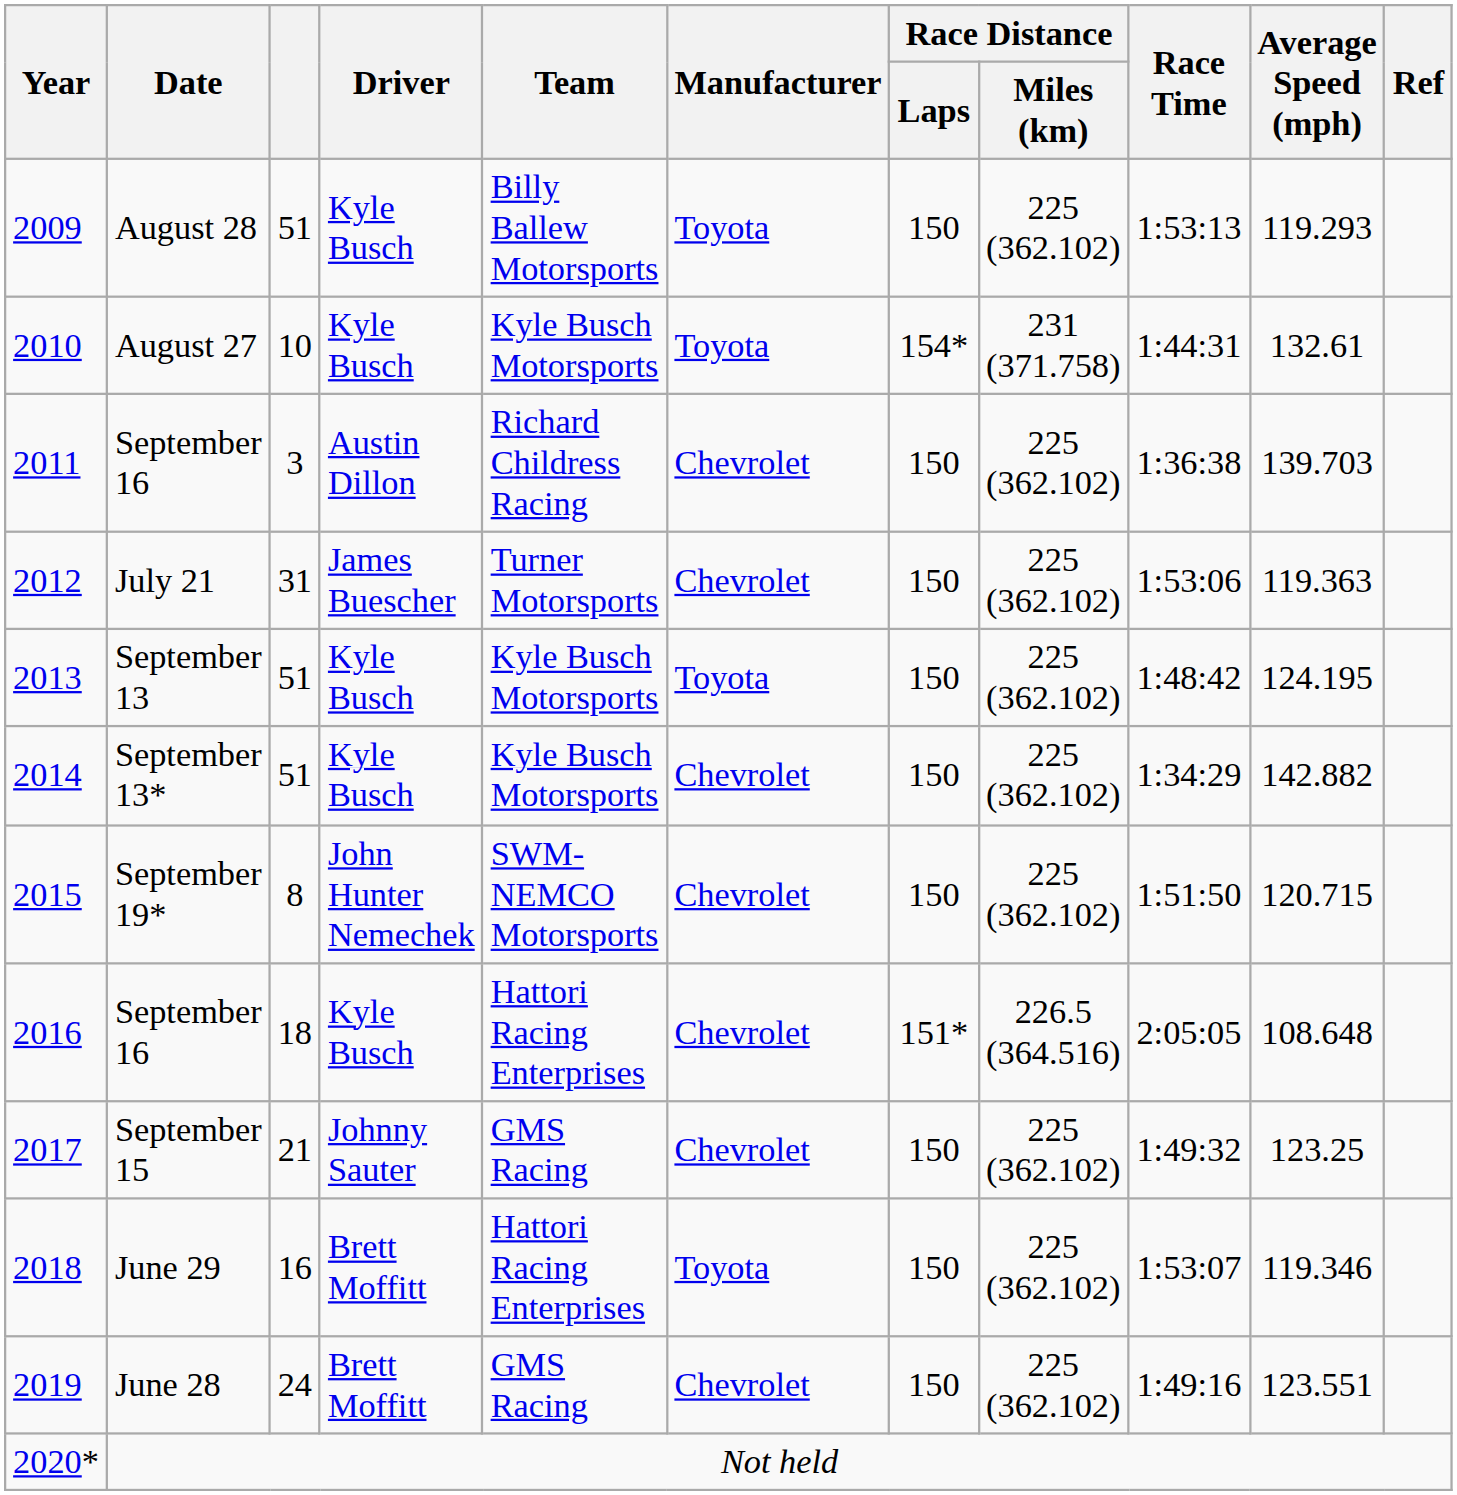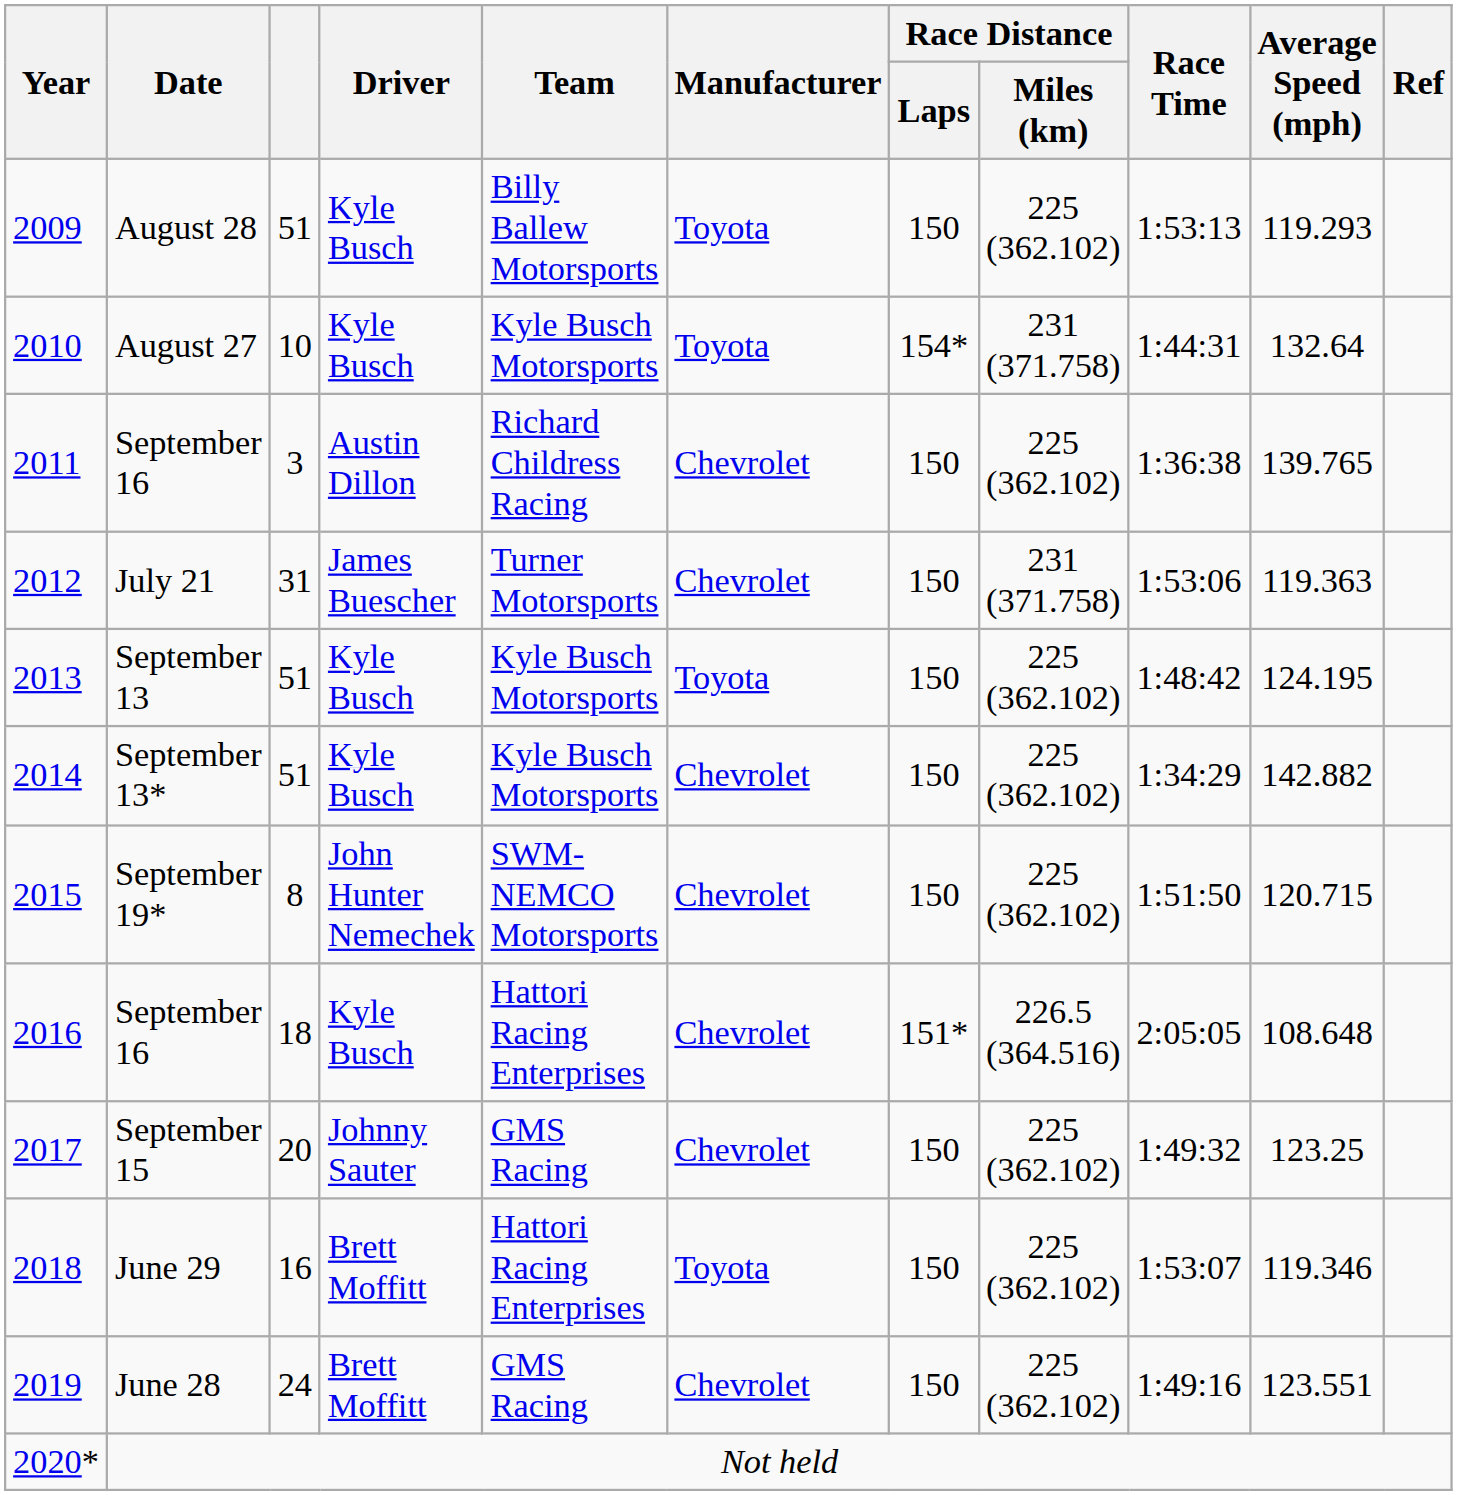(1317, 345) 132.61 -> (1317, 345) 132.64
(1317, 462) 139.703 -> (1317, 462) 139.765
(1053, 580) 225 (362.102) -> (1053, 580) 231 (371.758)
(295, 1148) 21 -> (295, 1148) 20
